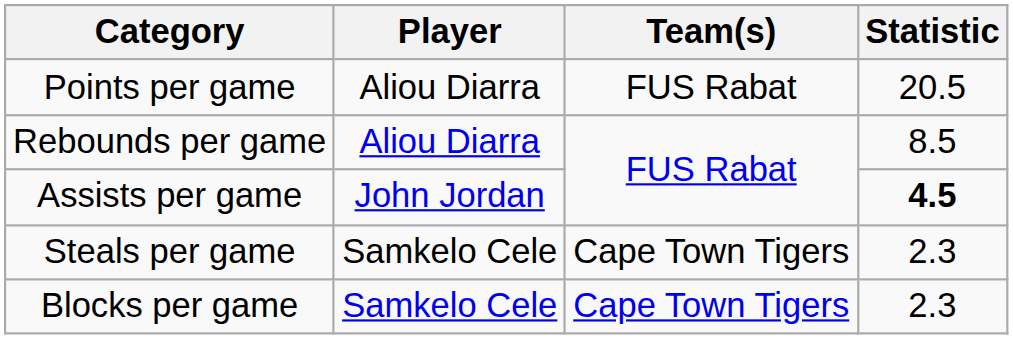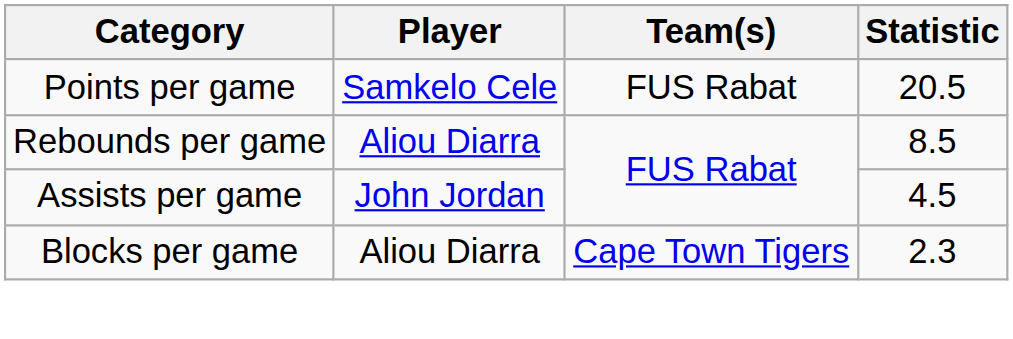(450, 86) Aliou Diarra -> (450, 86) Samkelo Cele
(932, 196) bold -> (932, 196) normal
- row: (170, 251)
(450, 305) Samkelo Cele -> (450, 251) Aliou Diarra
